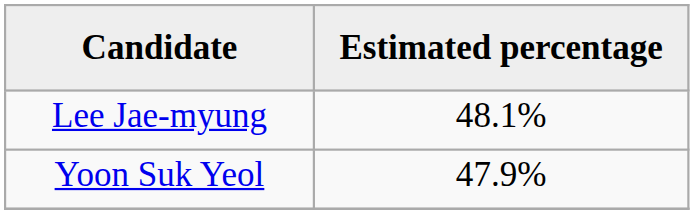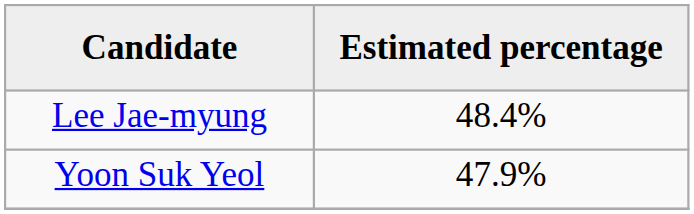(501, 115) 48.1% -> (501, 115) 48.4%
